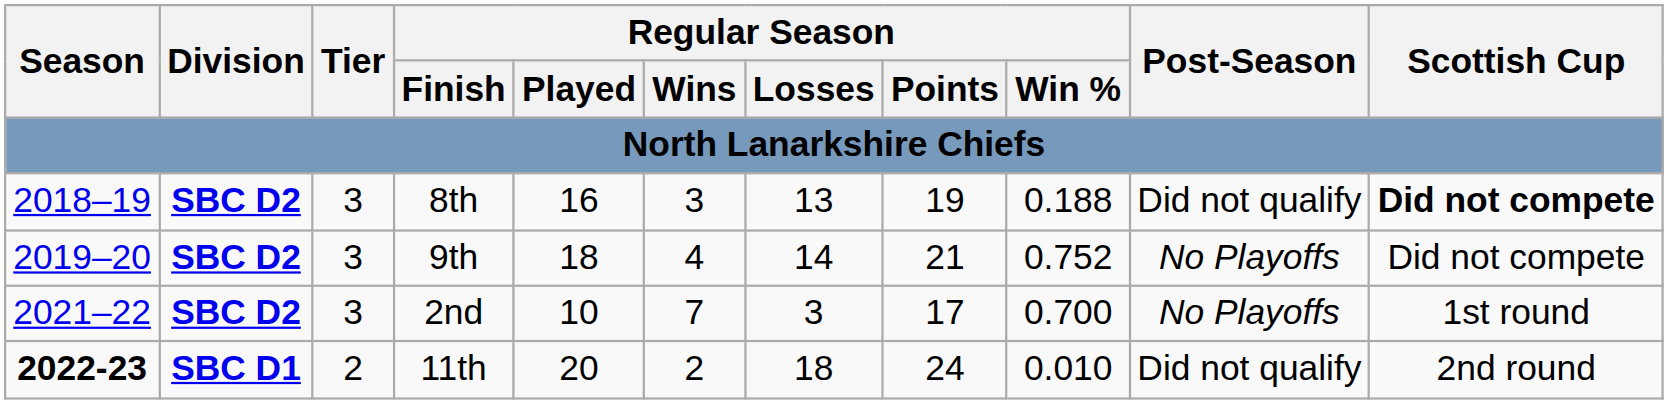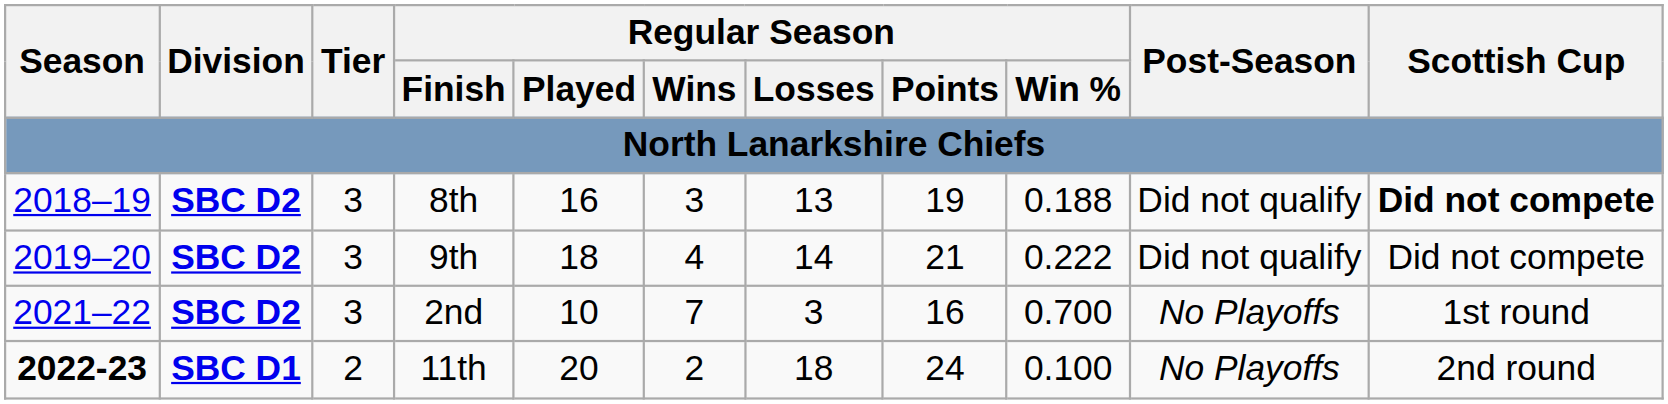(1068, 256) 0.752 -> (1068, 256) 0.222
(1249, 256) No Playoffs -> (1249, 256) Did not qualify
(945, 312) 17 -> (945, 312) 16
(1068, 369) 0.010 -> (1068, 369) 0.100
(1249, 369) Did not qualify -> (1249, 369) No Playoffs
